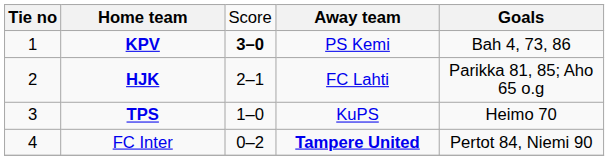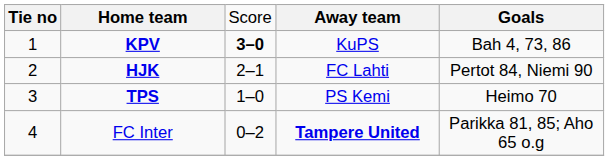(358, 44) PS Kemi -> (358, 44) KuPS
(521, 79) Parikka 81, 85; Aho 65 o.g -> (521, 70) Pertot 84, Niemi 90
(358, 115) KuPS -> (358, 96) PS Kemi
(521, 141) Pertot 84, Niemi 90 -> (521, 132) Parikka 81, 85; Aho 65 o.g
